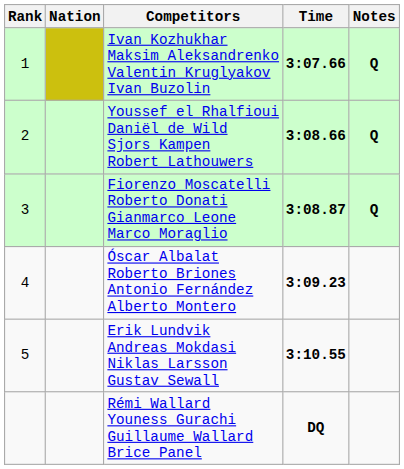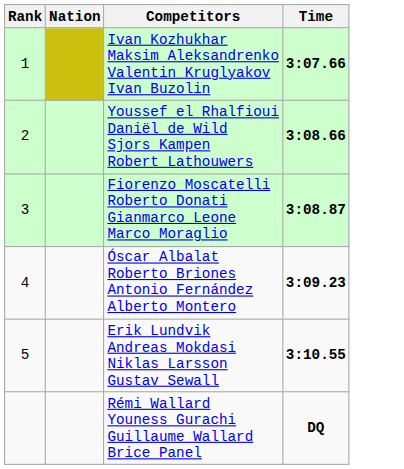- column: (374, 16)
